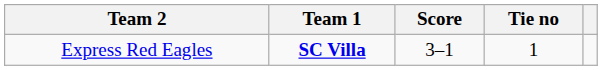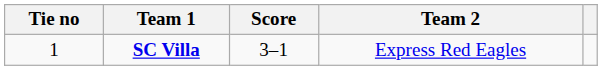columns swapped: (533, 19) <-> (137, 19)
